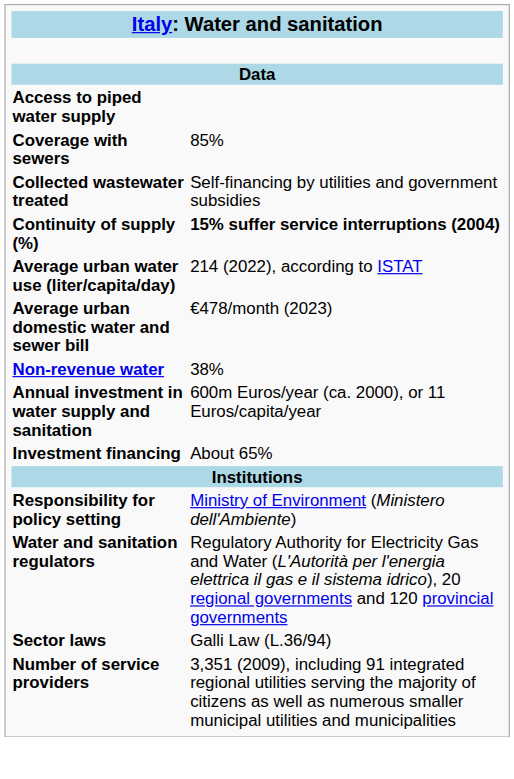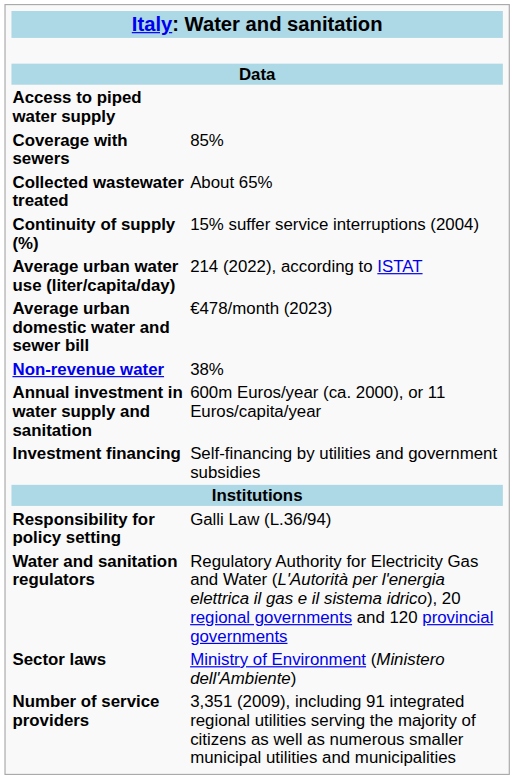(344, 191) Self-financing by utilities and government subsidies -> (231, 182) About 65%
(345, 224) bold -> (335, 224) normal
(231, 453) About 65% -> (344, 462) Self-financing by utilities and government subsidies
(317, 509) Ministry of Environment (Ministero dell'Ambiente) -> (261, 519) Galli Law (L.36/94)
(261, 640) Galli Law (L.36/94) -> (317, 668) Ministry of Environment (Ministero dell'Ambiente)
